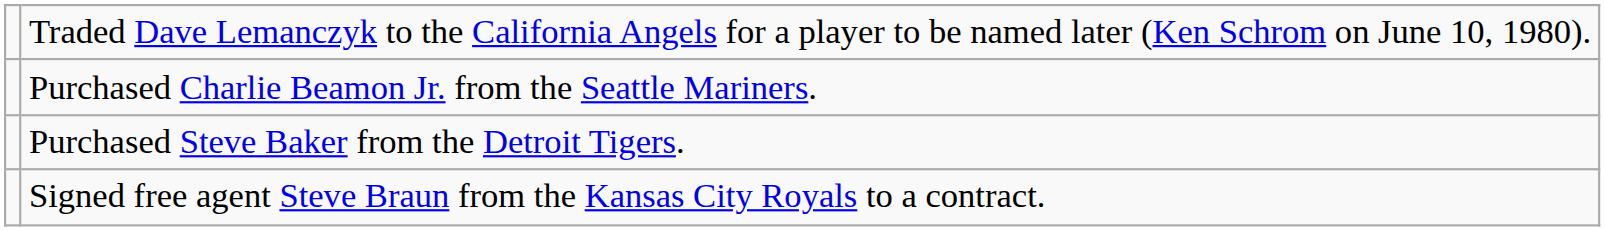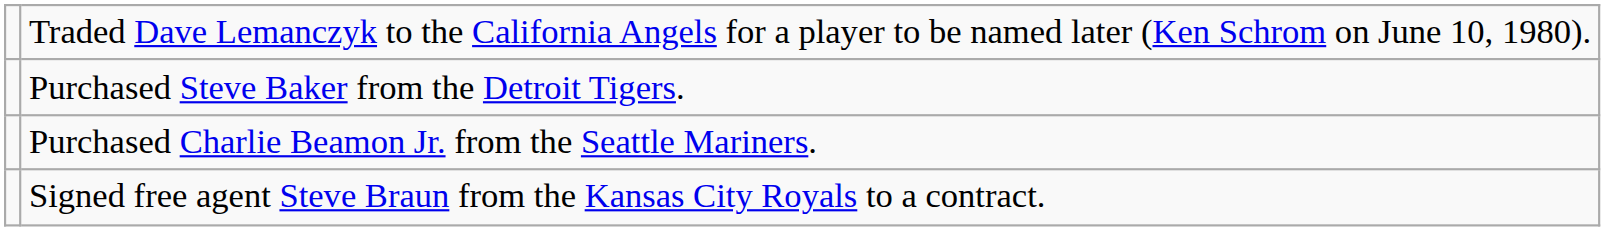rows swapped: (357, 141) <-> (423, 86)
